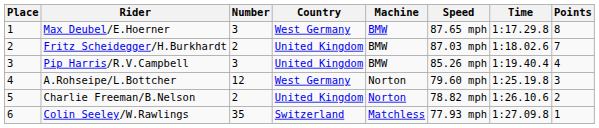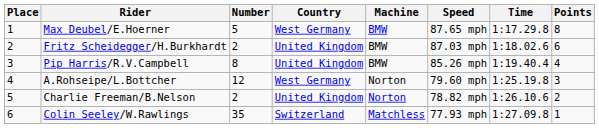(235, 30) 3 -> (235, 30) 5
(557, 47) 7 -> (557, 47) 6
(235, 64) 3 -> (235, 64) 8
